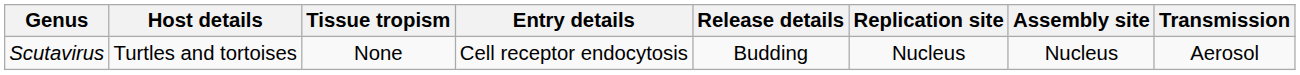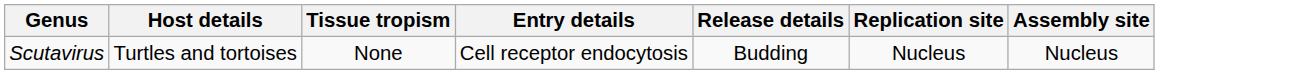- column: (1225, 20)
